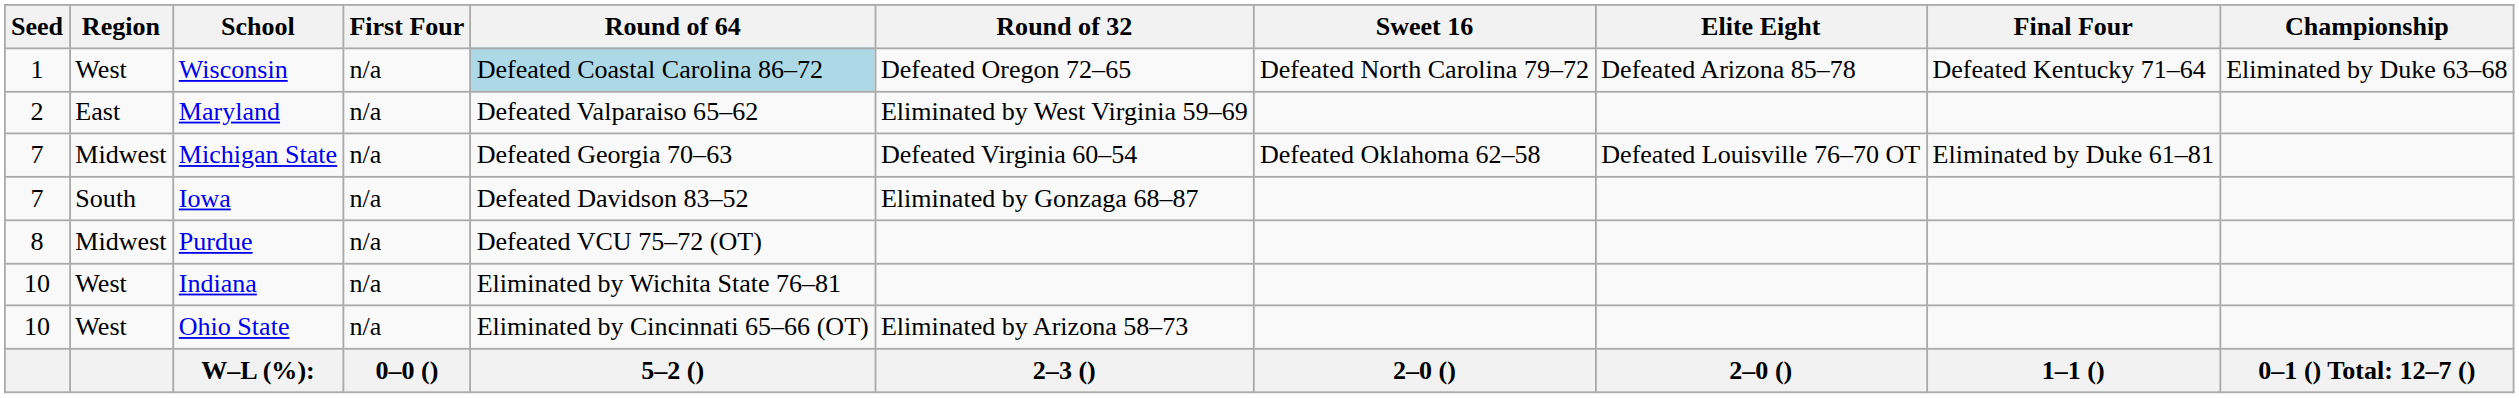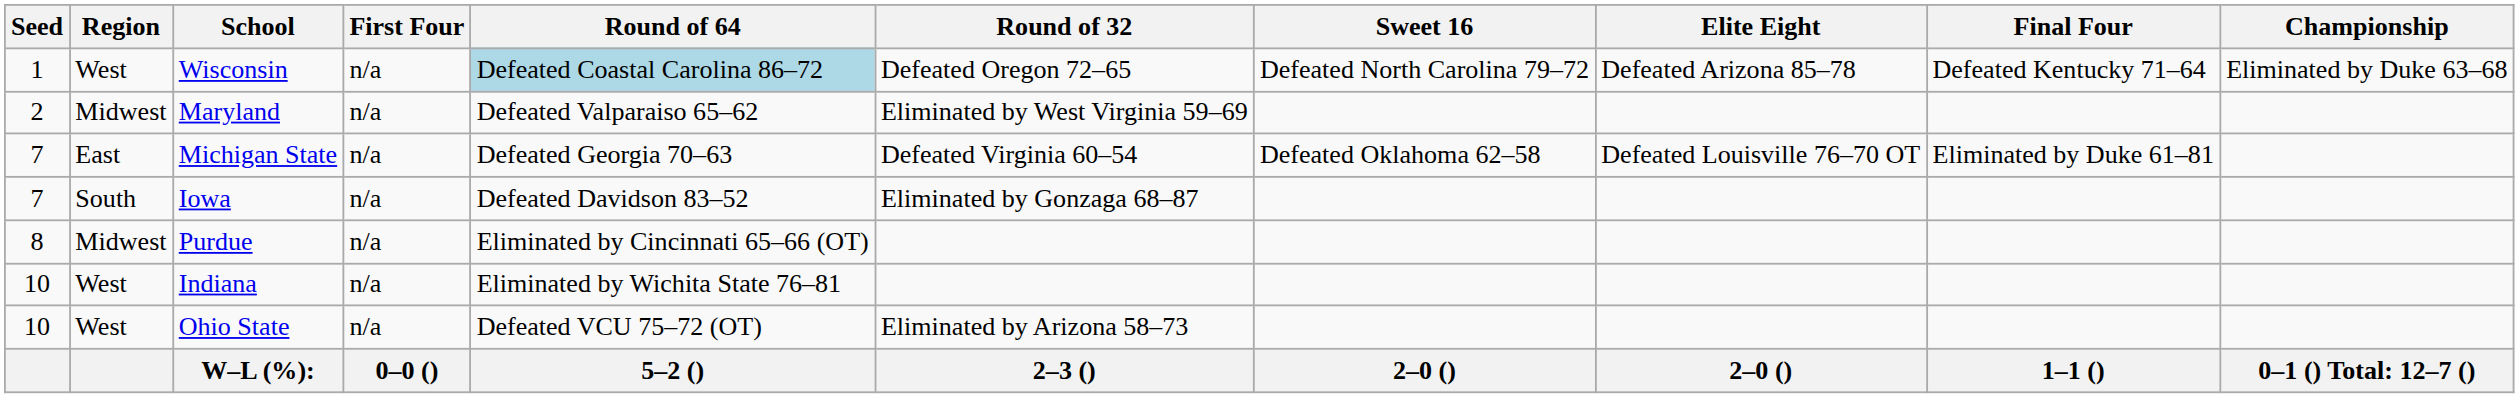(98, 112) East -> (121, 112) Midwest
(121, 155) Midwest -> (98, 155) East
(619, 241) Defeated VCU 75–72 (OT) -> (673, 241) Eliminated by Cincinnati 65–66 (OT)
(673, 327) Eliminated by Cincinnati 65–66 (OT) -> (619, 327) Defeated VCU 75–72 (OT)
